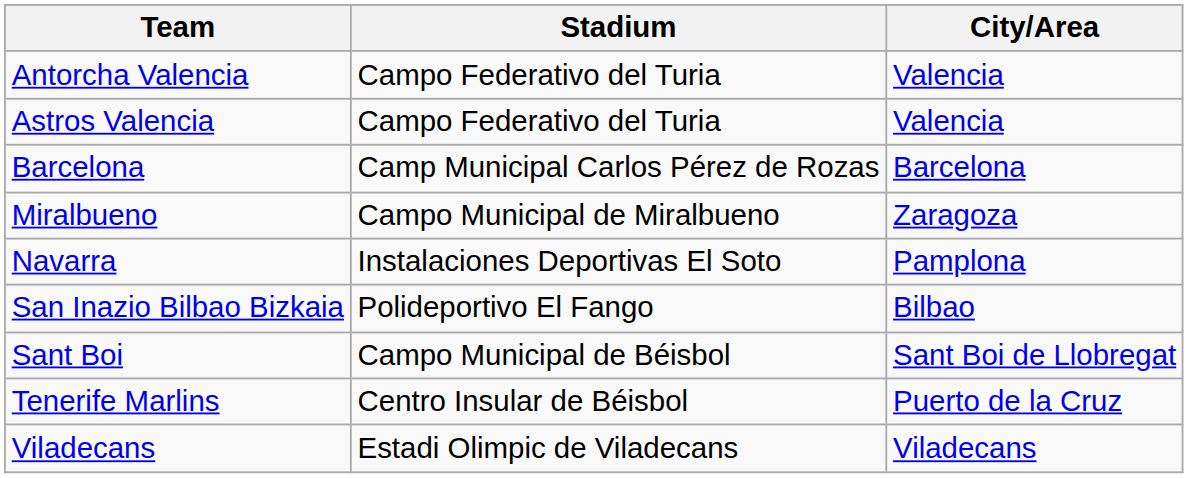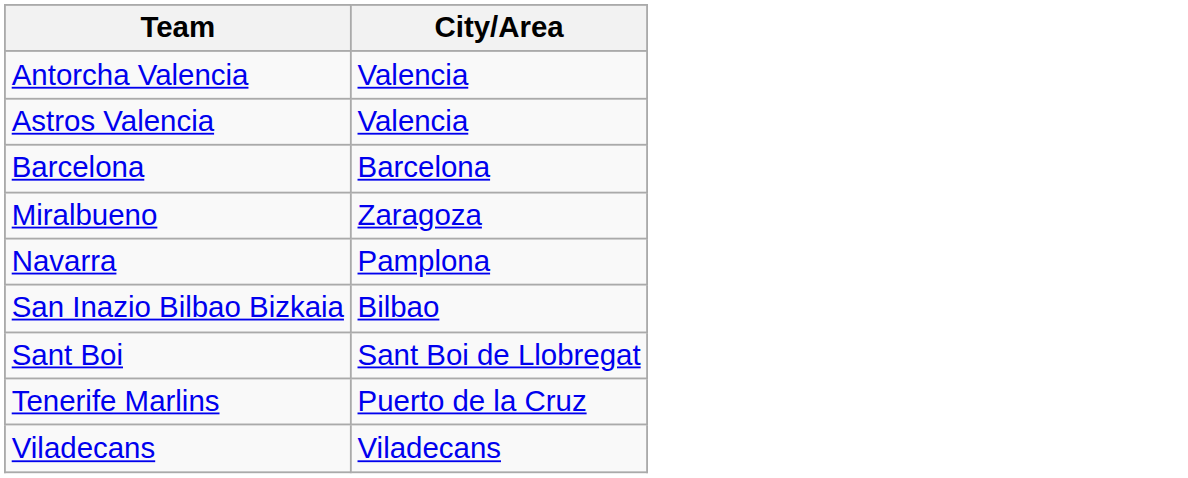- column: (618, 27)
